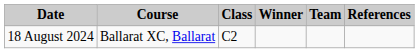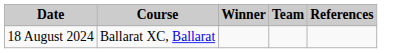- column: (237, 15)
